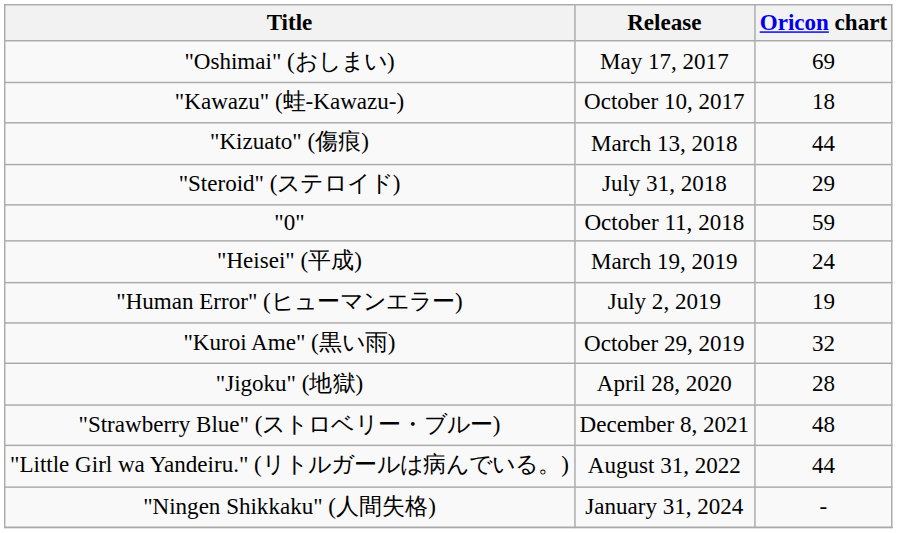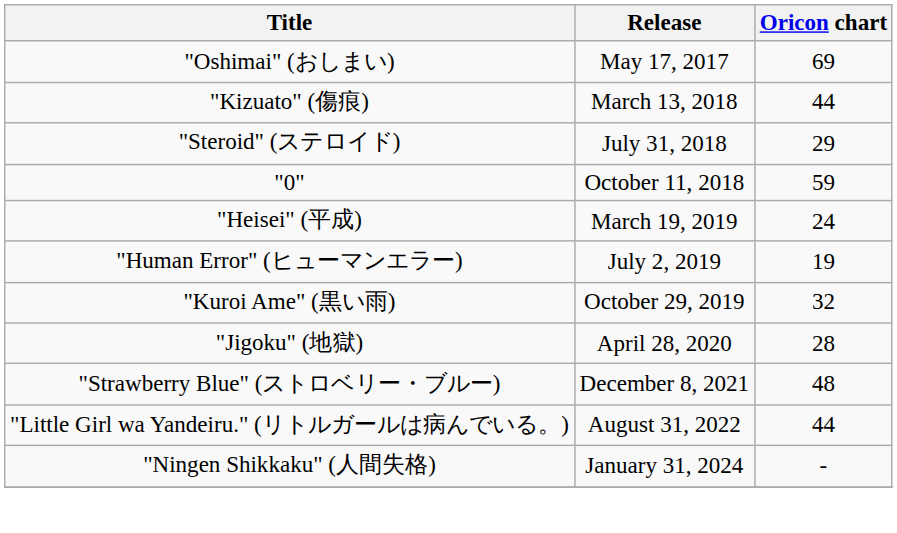- row: (289, 101)
